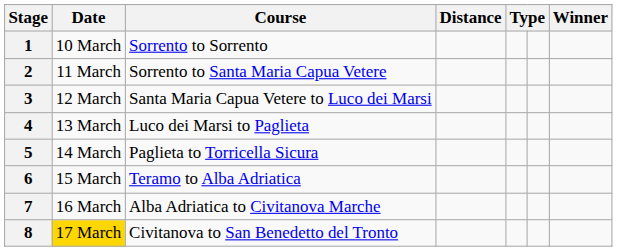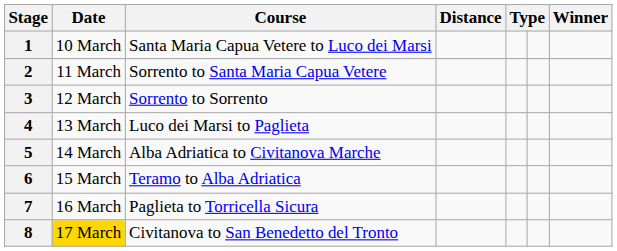(198, 44) Sorrento to Sorrento -> (280, 44) Santa Maria Capua Vetere to Luco dei Marsi
(280, 98) Santa Maria Capua Vetere to Luco dei Marsi -> (198, 98) Sorrento to Sorrento
(224, 152) Paglieta to Torricella Sicura -> (255, 152) Alba Adriatica to Civitanova Marche
(255, 206) Alba Adriatica to Civitanova Marche -> (224, 206) Paglieta to Torricella Sicura
